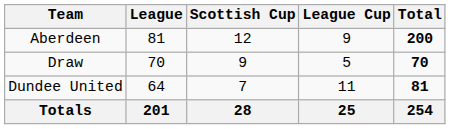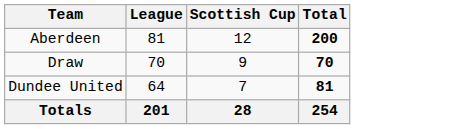- column: (347, 17)
